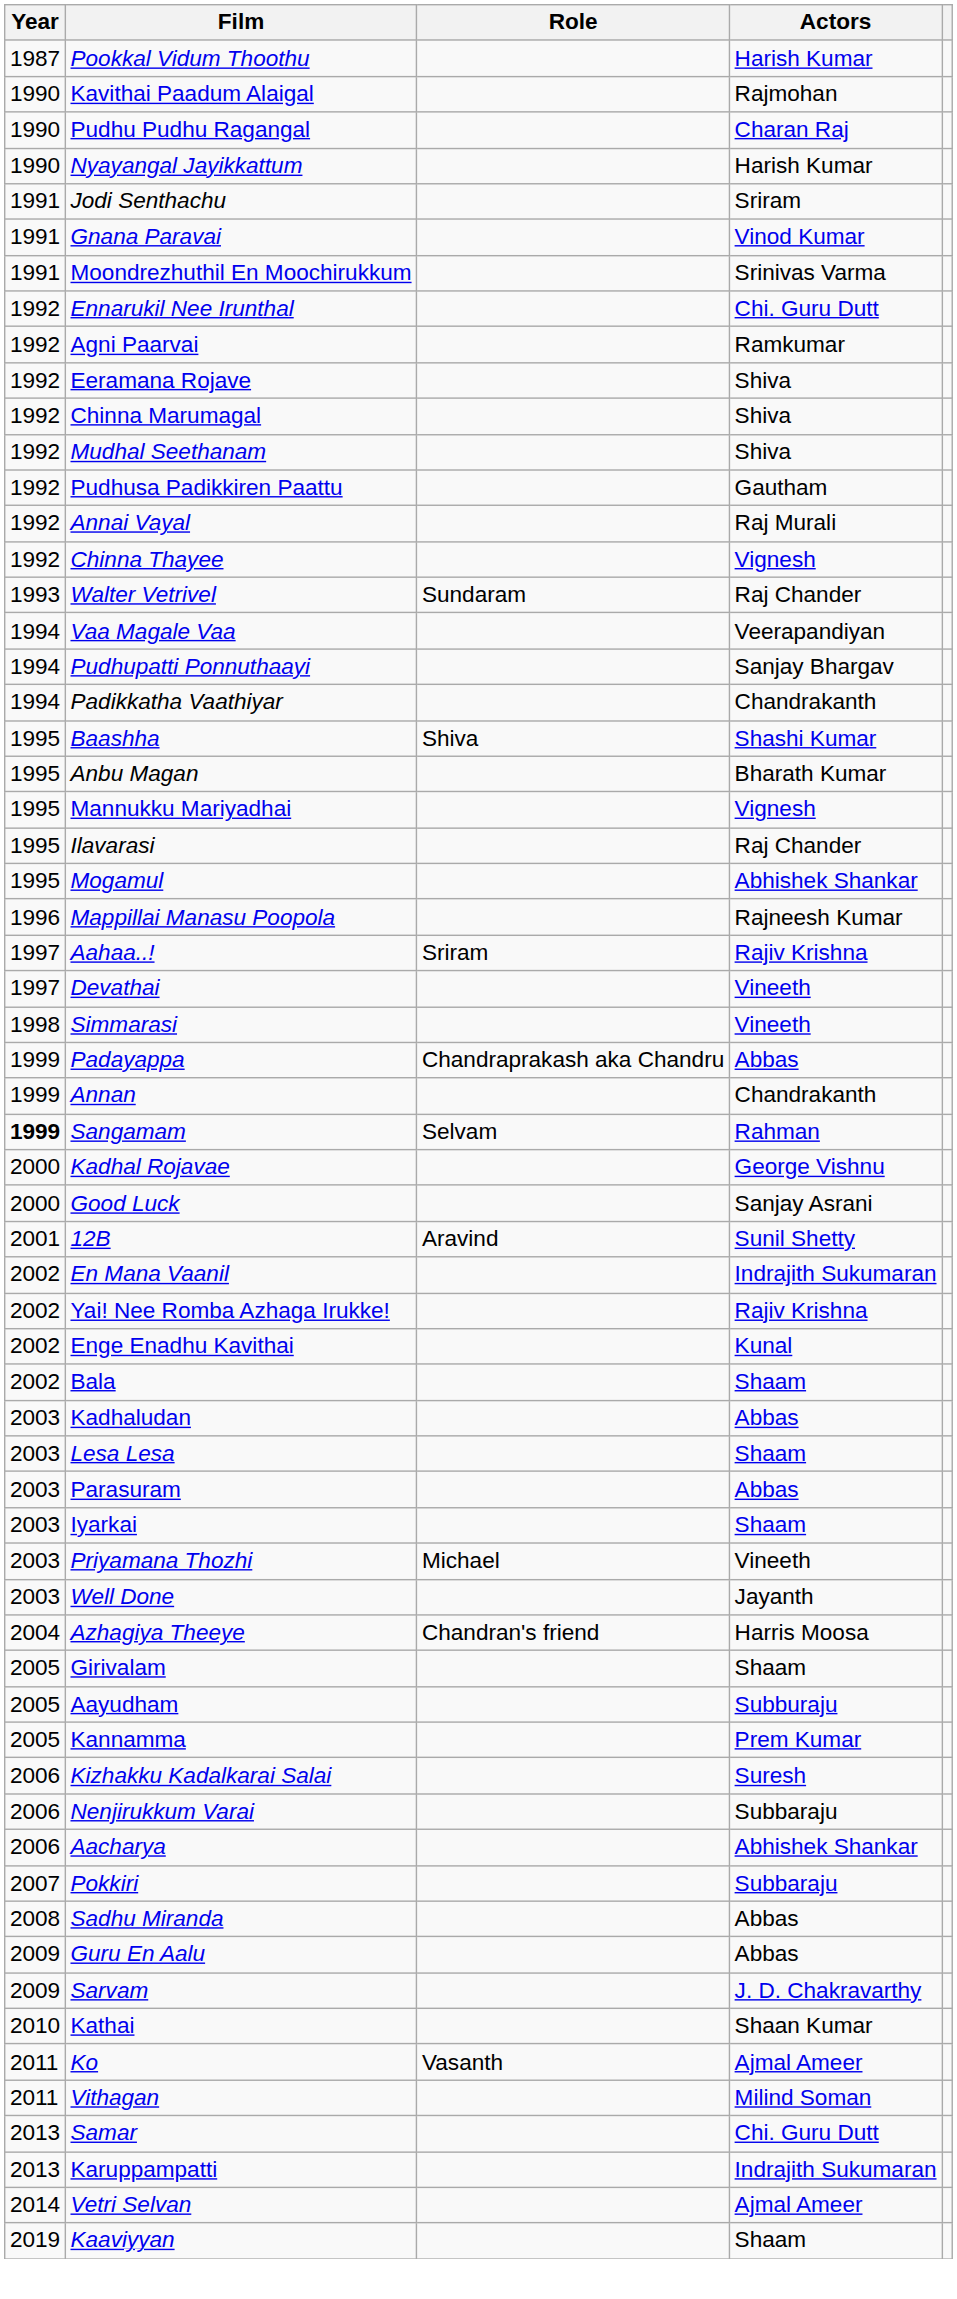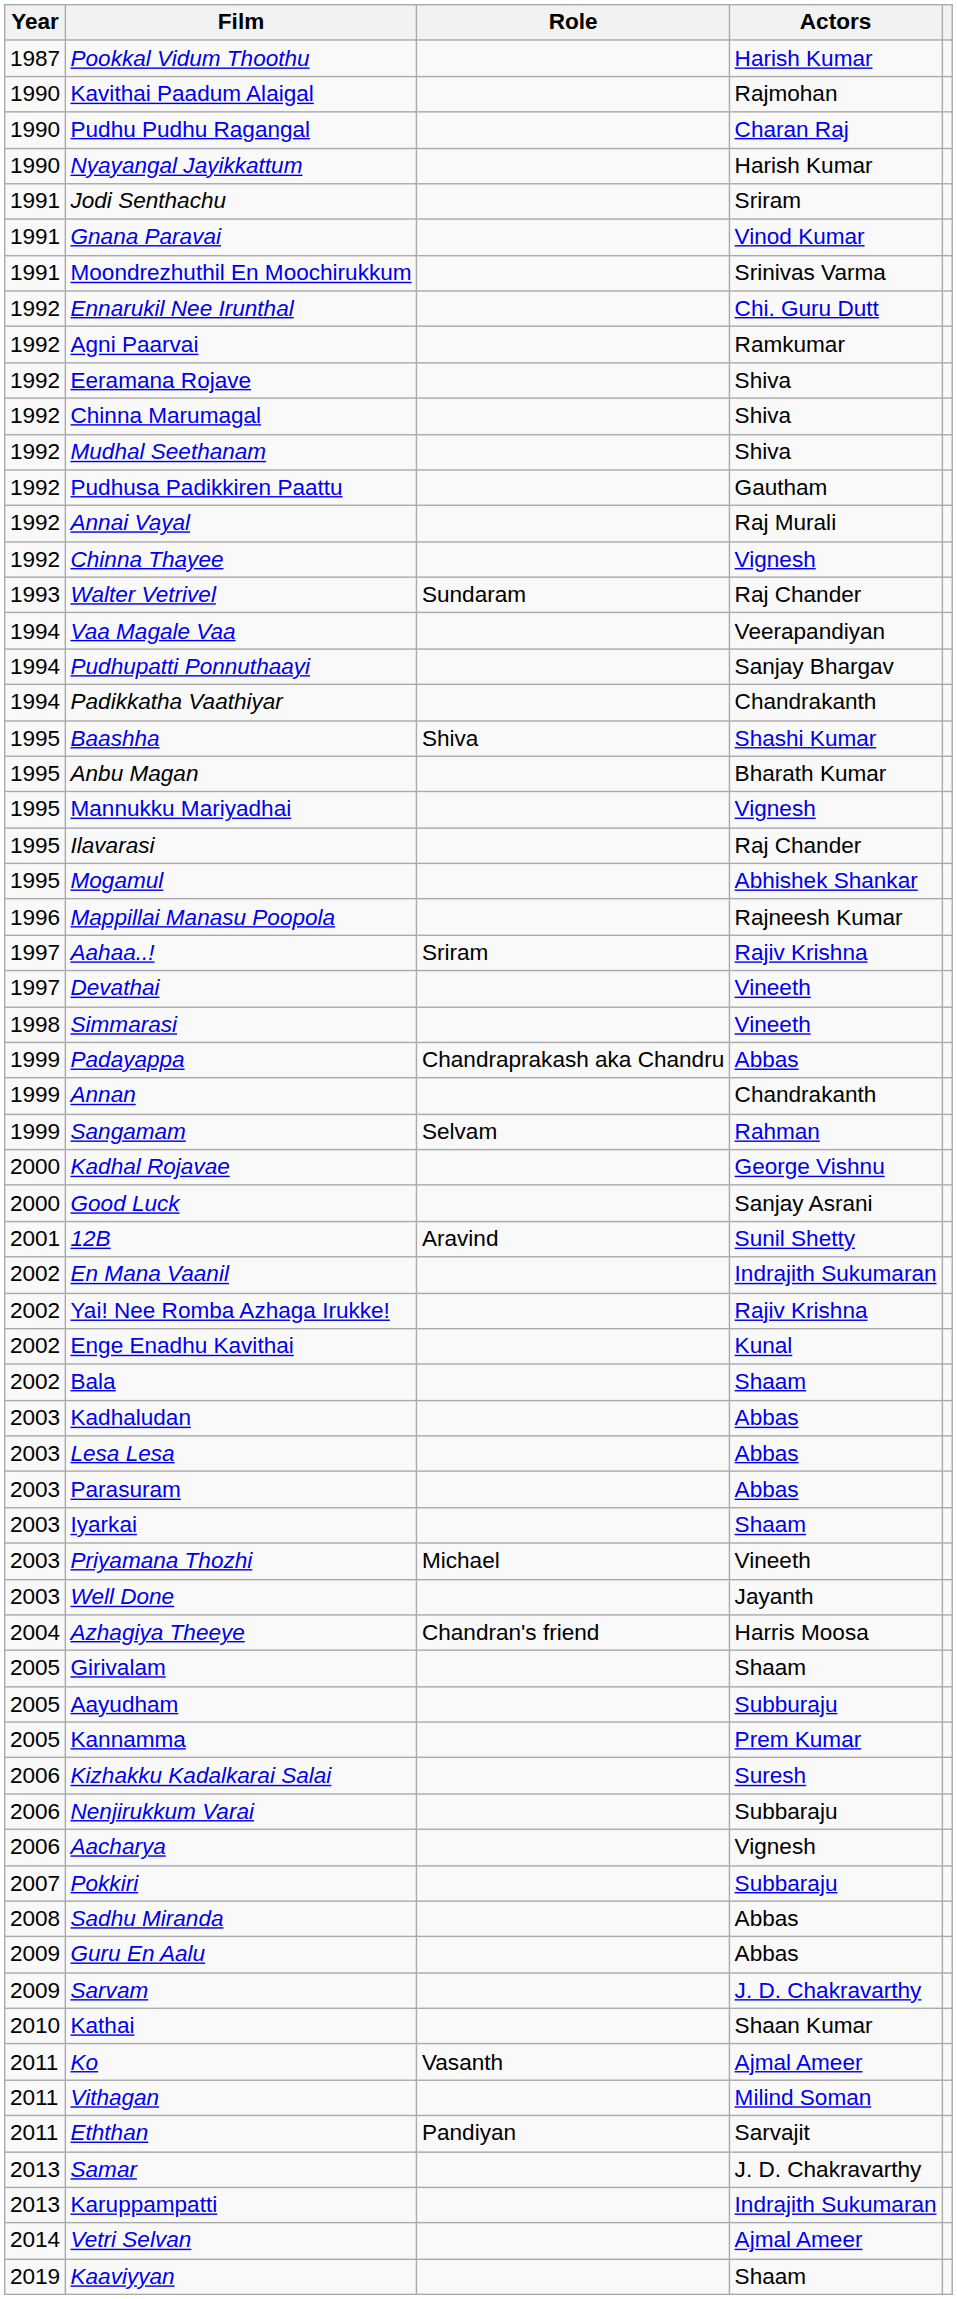(35, 1131) bold -> (35, 1131) normal
(770, 1453) Shaam -> (767, 1453) Abbas
(826, 1847) Abhishek Shankar -> (775, 1847) Vignesh
+ row: (109, 2133)
(807, 2133) Chi. Guru Dutt -> (828, 2169) J. D. Chakravarthy
